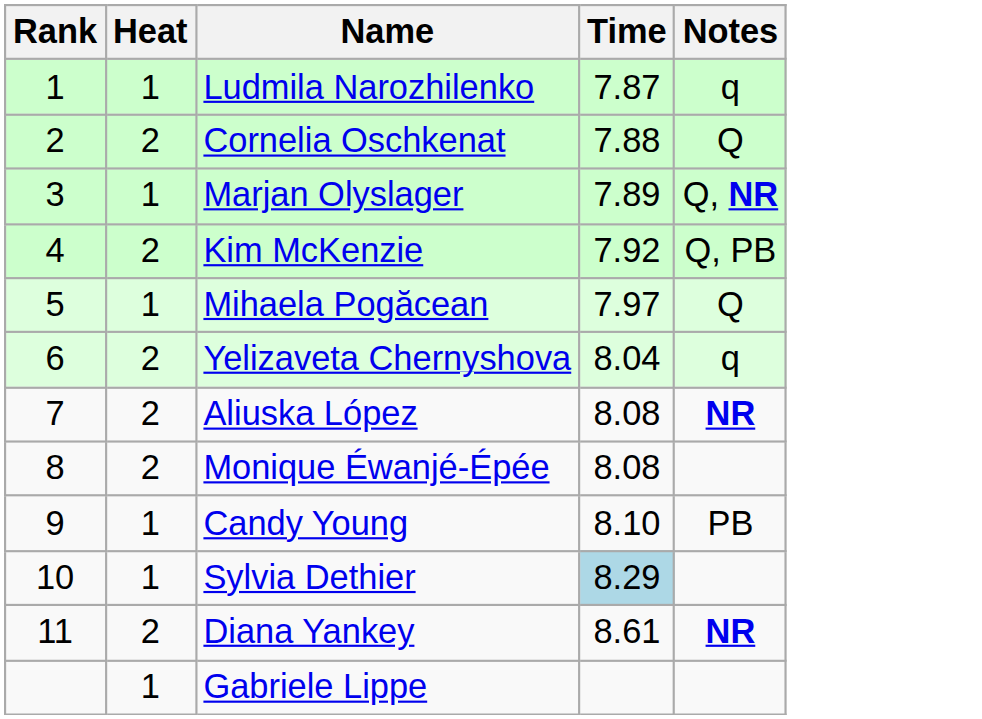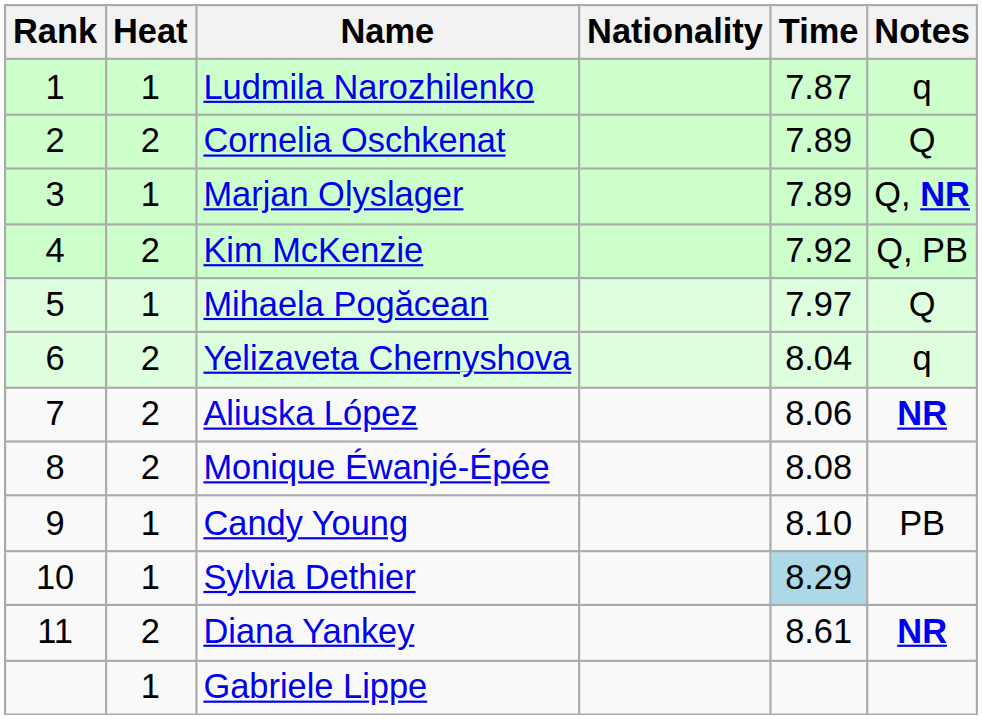+ column: (675, 31)
(627, 140) 7.88 -> (819, 140) 7.89
(627, 413) 8.08 -> (819, 413) 8.06
